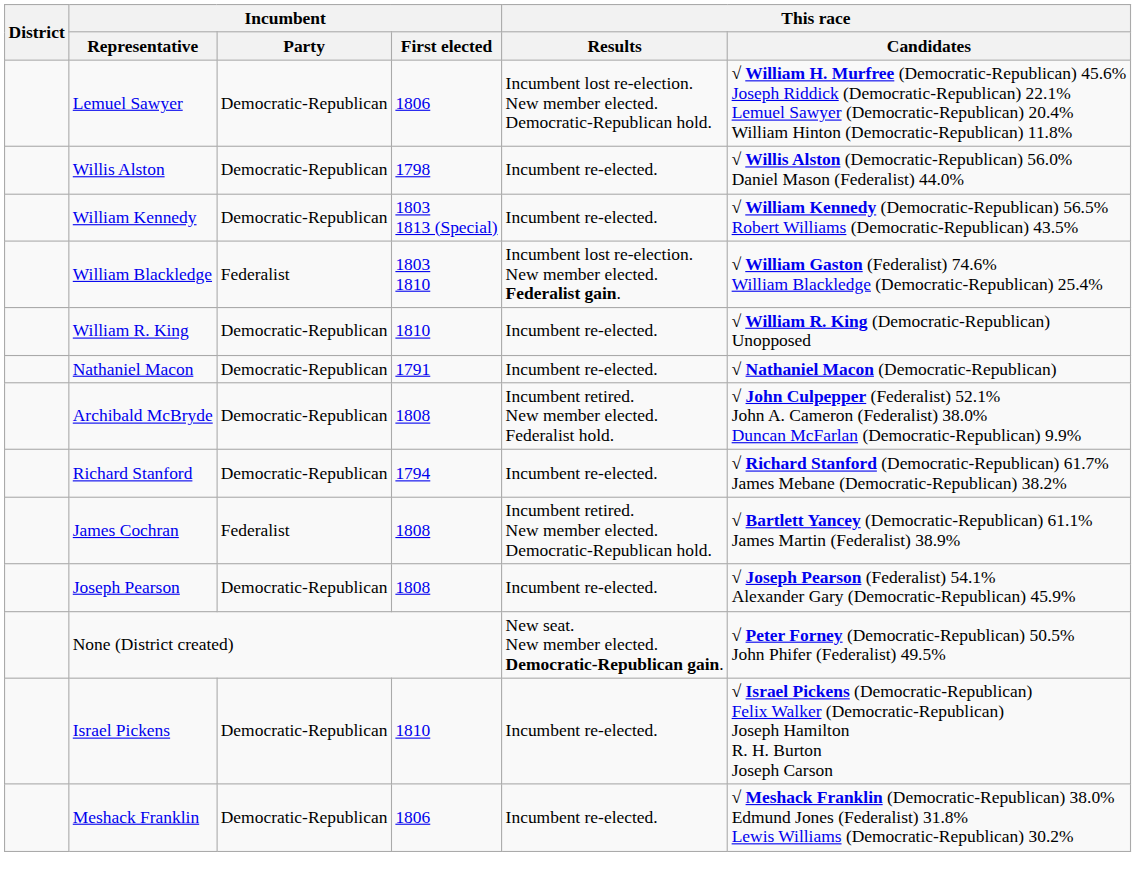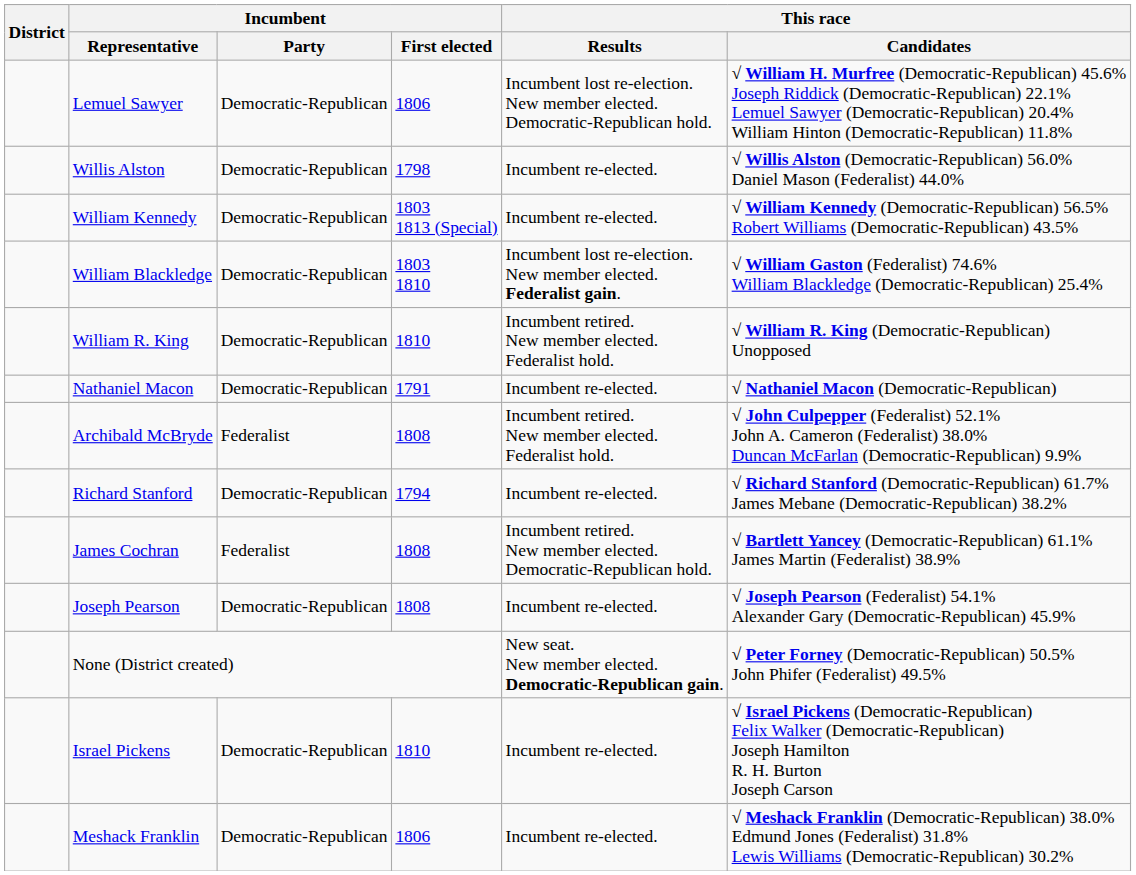(255, 274) Federalist -> (304, 274) Democratic-Republican
(582, 331) Incumbent re-elected. -> (582, 341) Incumbent retired. New member elected. Federalist hold.
(304, 416) Democratic-Republican -> (255, 435) Federalist
